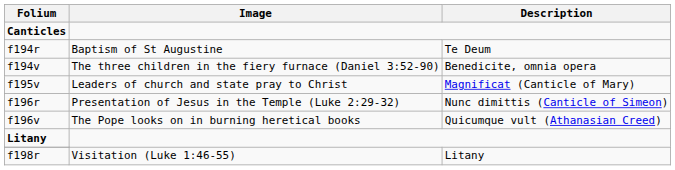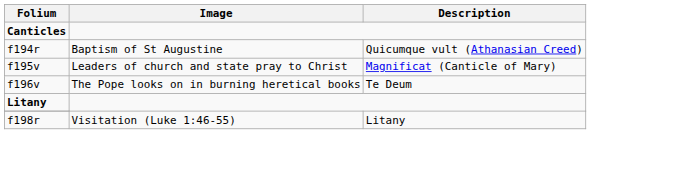(468, 49) Te Deum -> (474, 49) Quicumque vult (Athanasian Creed)
- row: (23, 67)
- row: (23, 102)
(553, 120) Quicumque vult (Athanasian Creed) -> (389, 85) Te Deum
